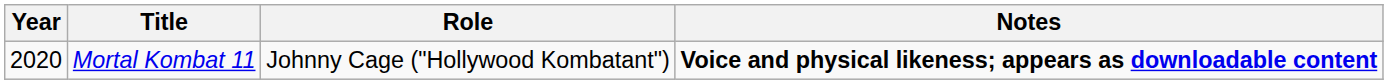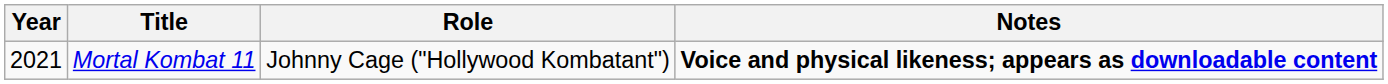(36, 60) 2020 -> (36, 60) 2021
